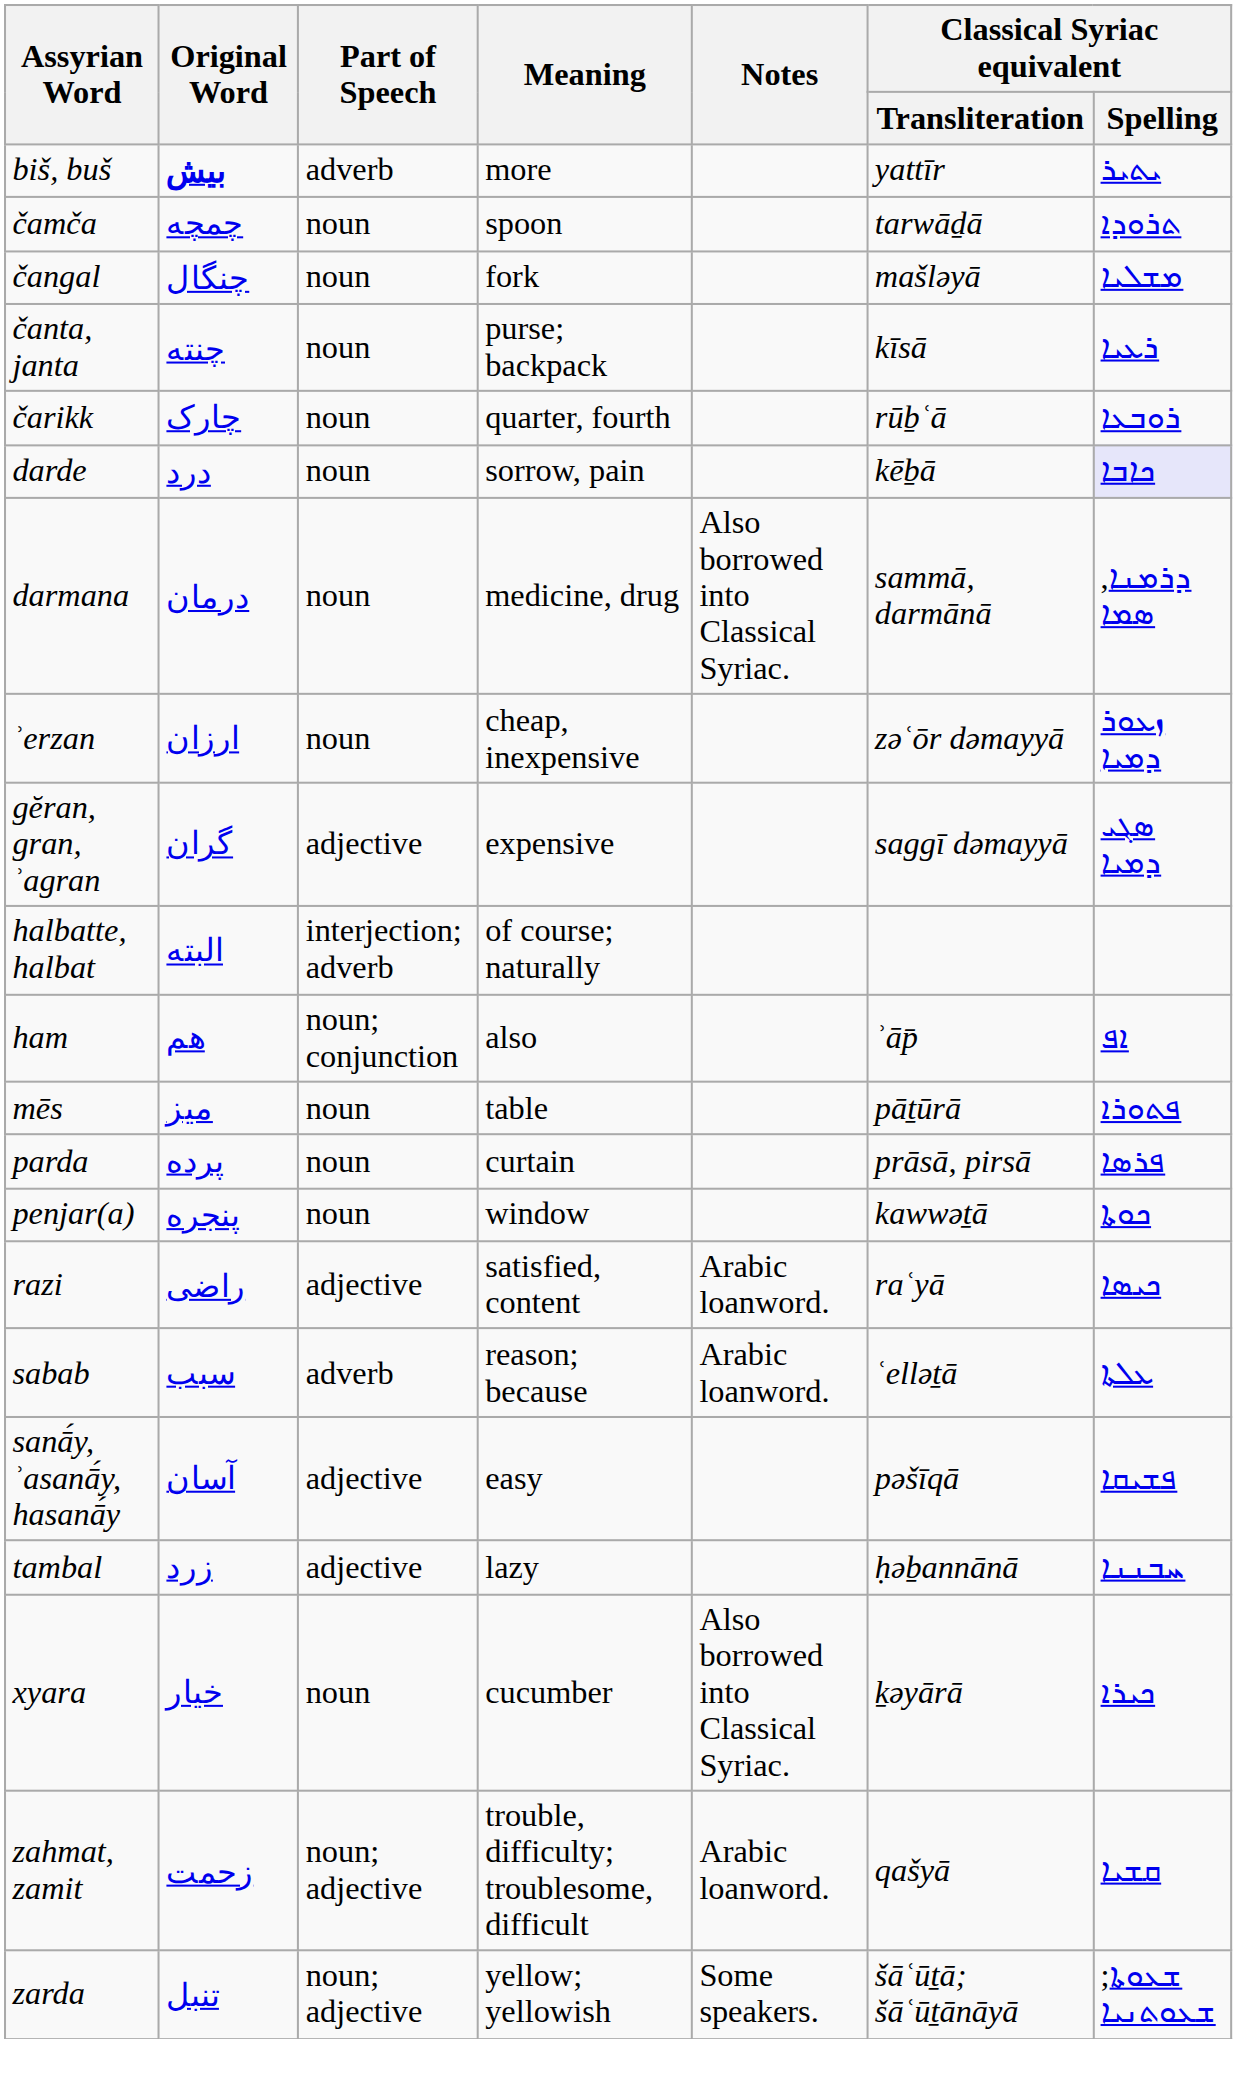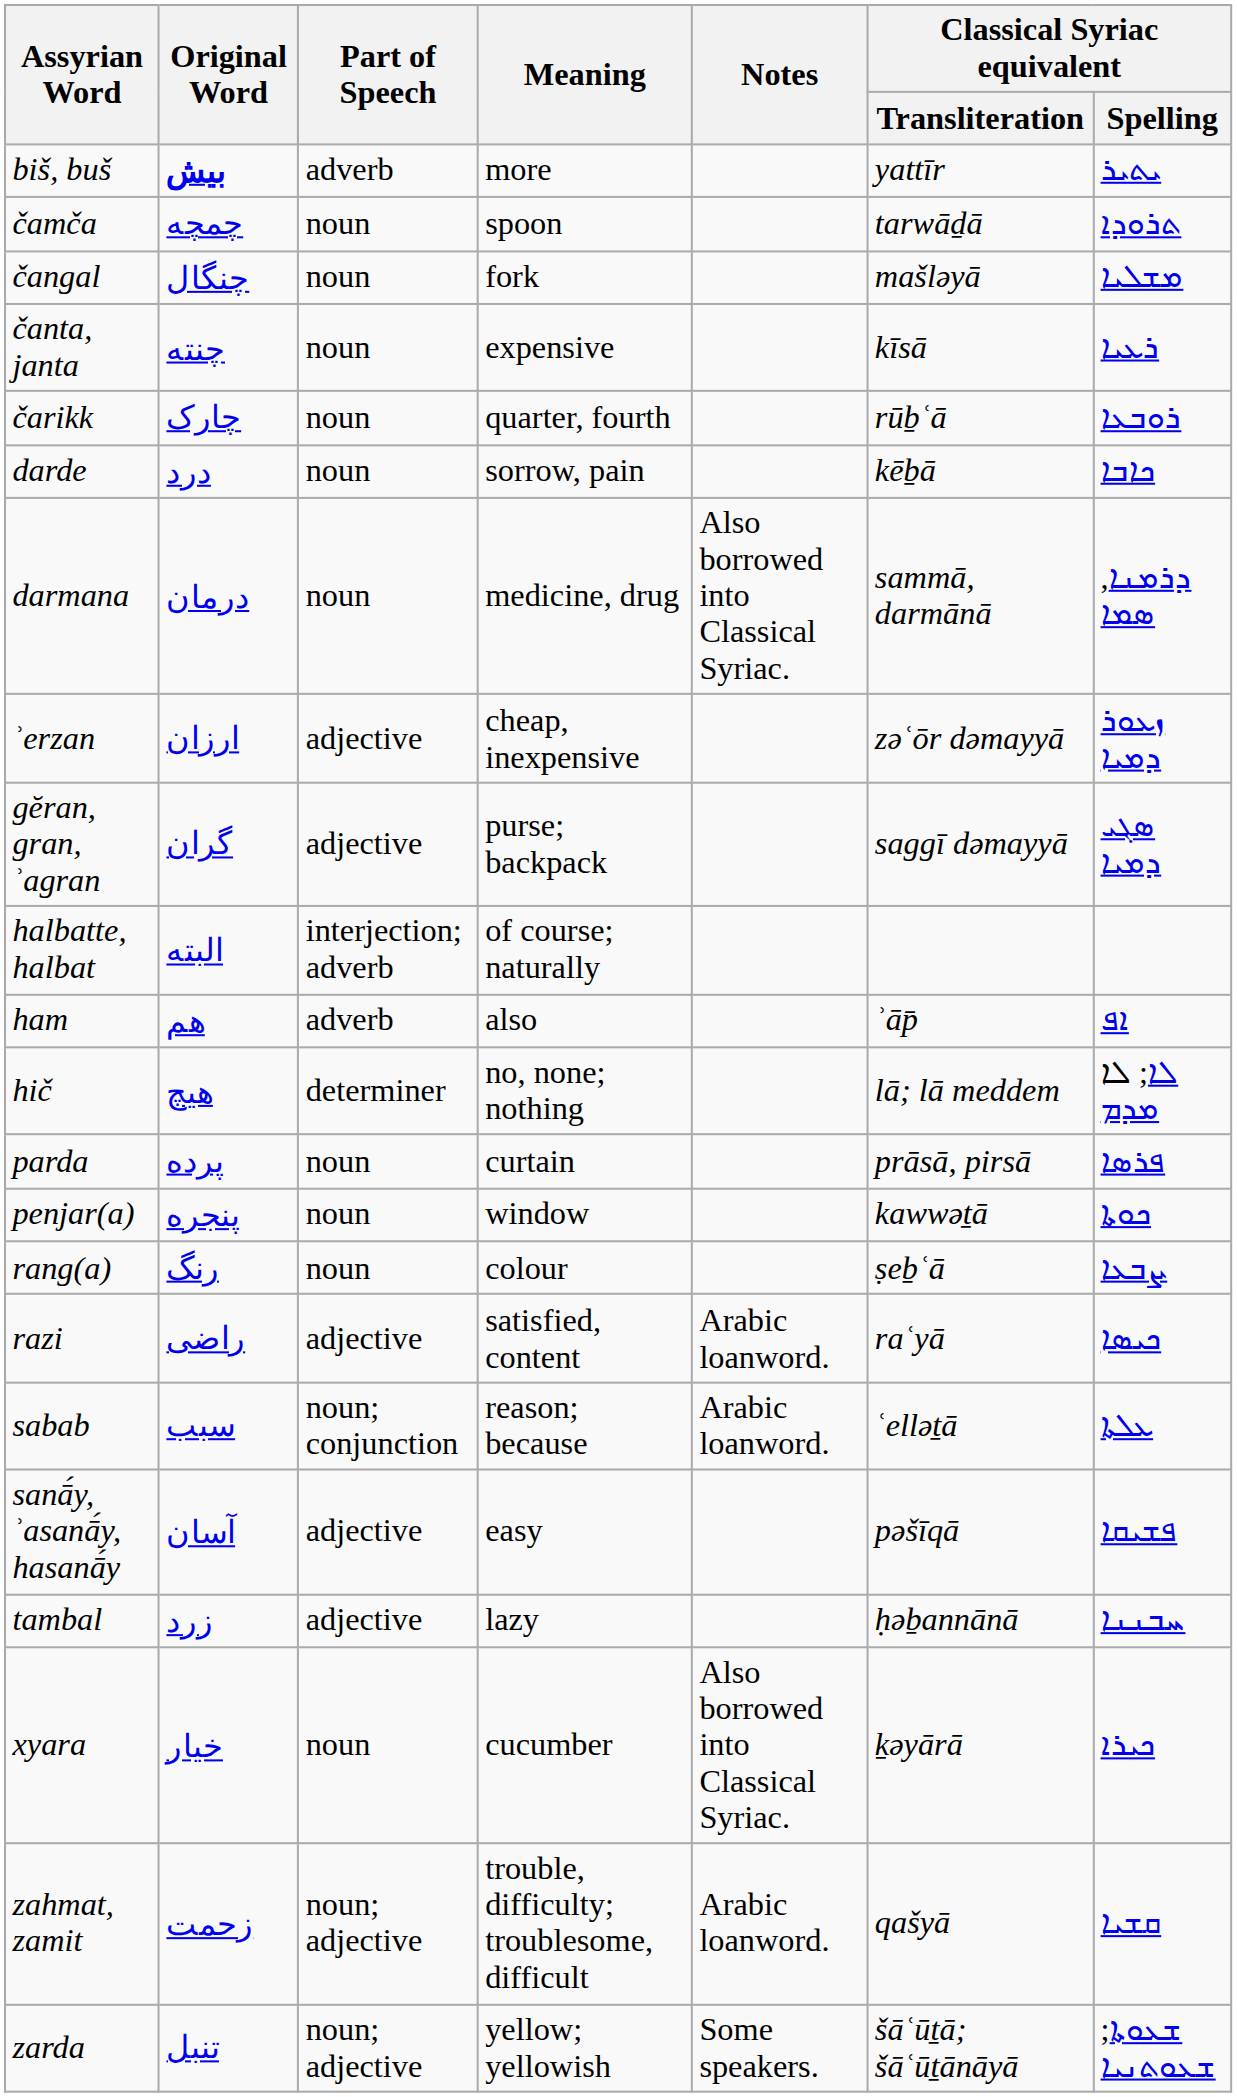(546, 347) purse; backpack -> (550, 347) expensive
(1128, 470) lavender background -> (1128, 470) no background
(338, 737) noun -> (364, 737) adjective
(550, 843) expensive -> (546, 843) purse; backpack
(382, 1037) noun; conjunction -> (350, 1019) adverb
+ row: (32, 1090)
- row: (38, 1107)
+ row: (62, 1267)
(350, 1372) adverb -> (382, 1425) noun; conjunction
